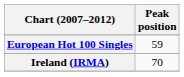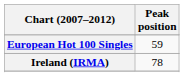(157, 62) 70 -> (157, 62) 78
